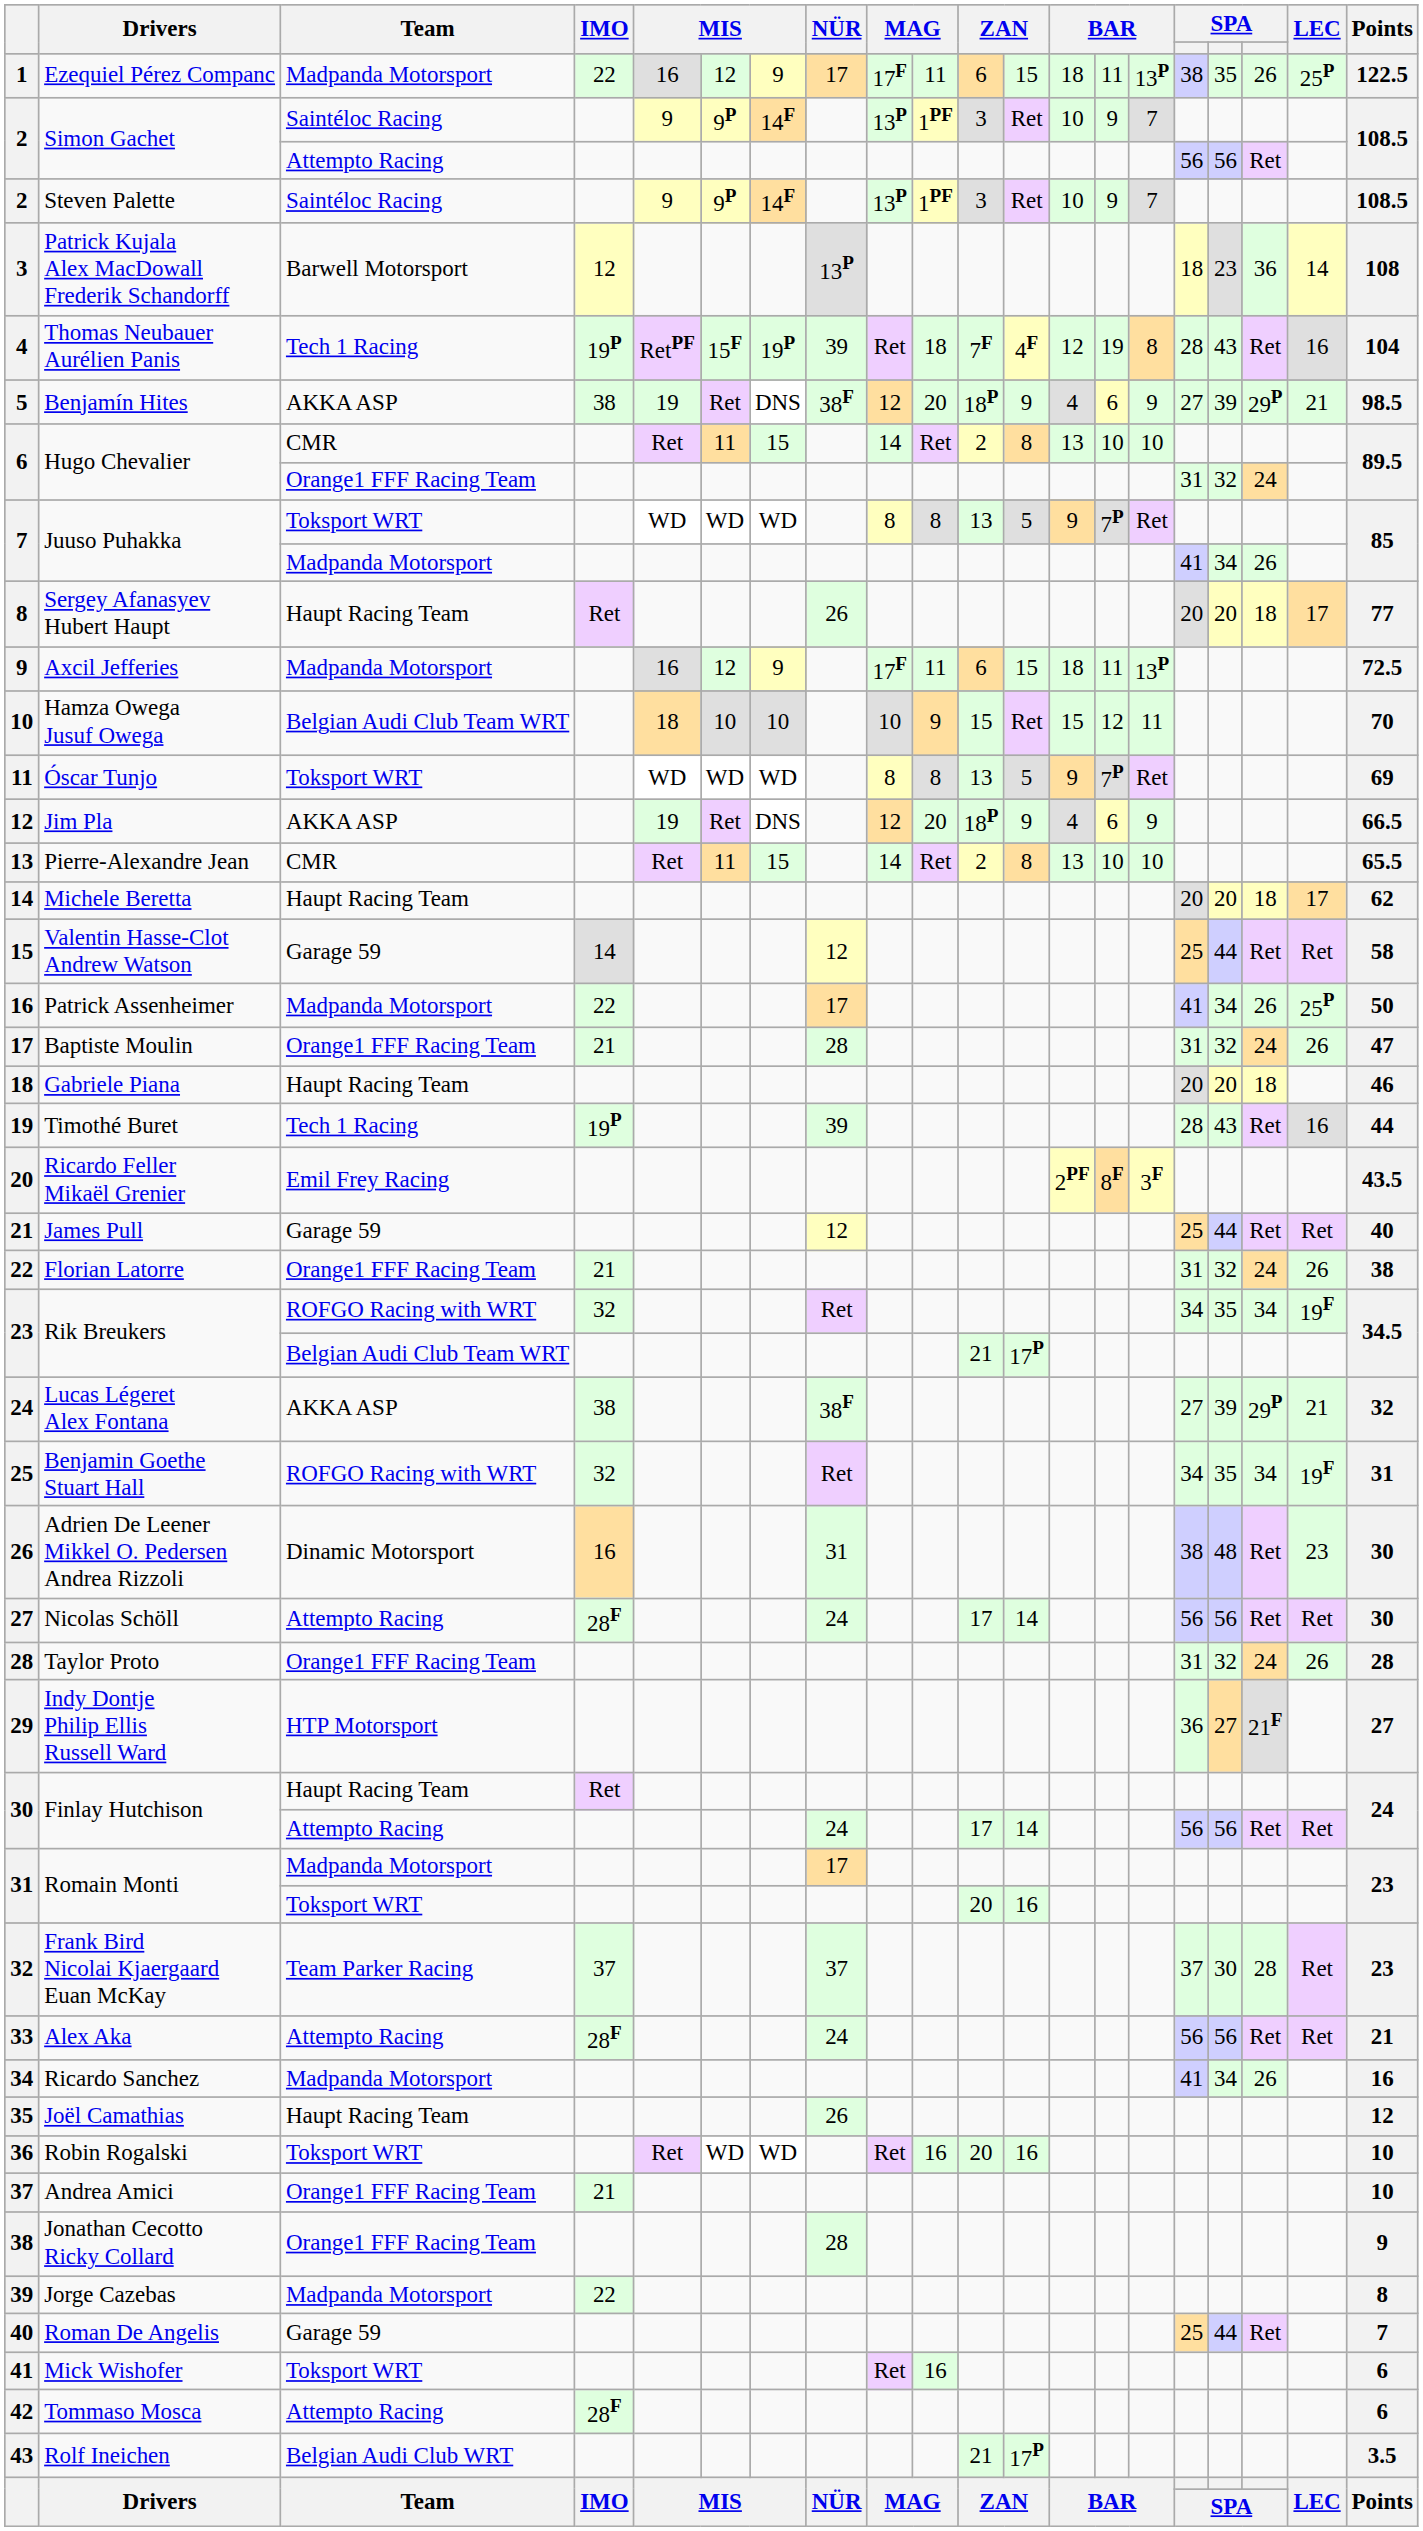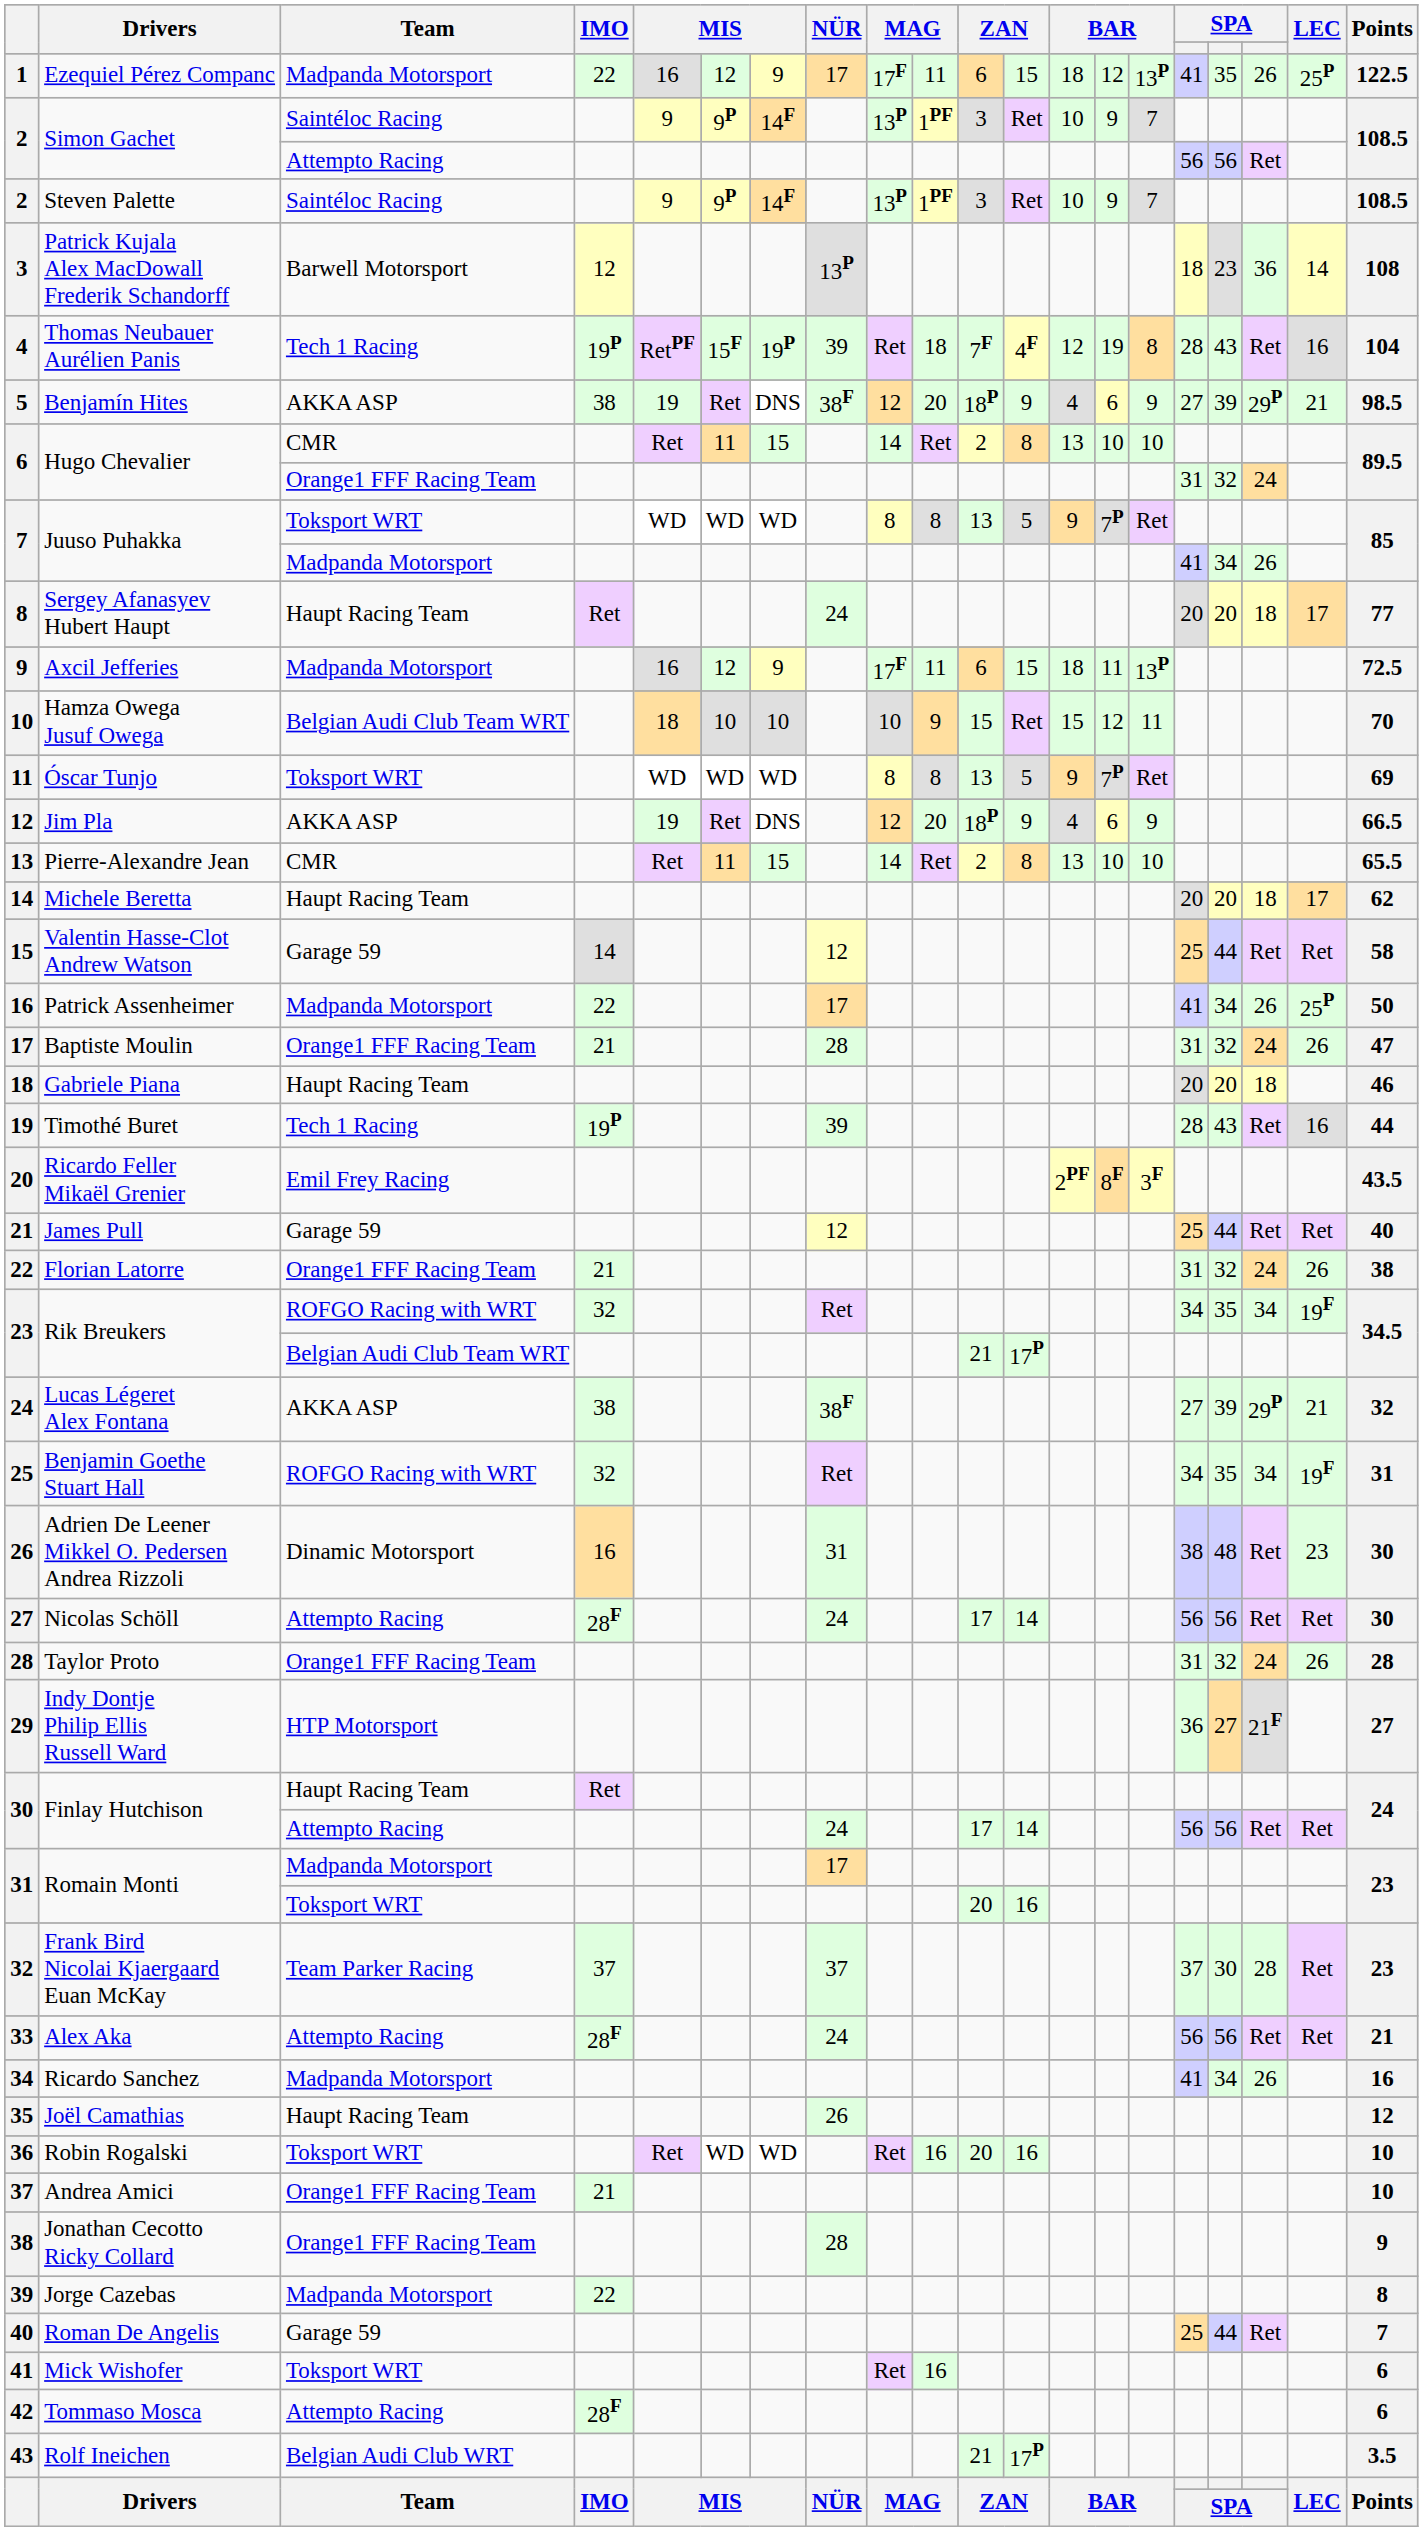(1112, 74) 11 -> (1112, 74) 12
(1192, 74) 38 -> (1192, 74) 41
(837, 613) 26 -> (837, 613) 24
